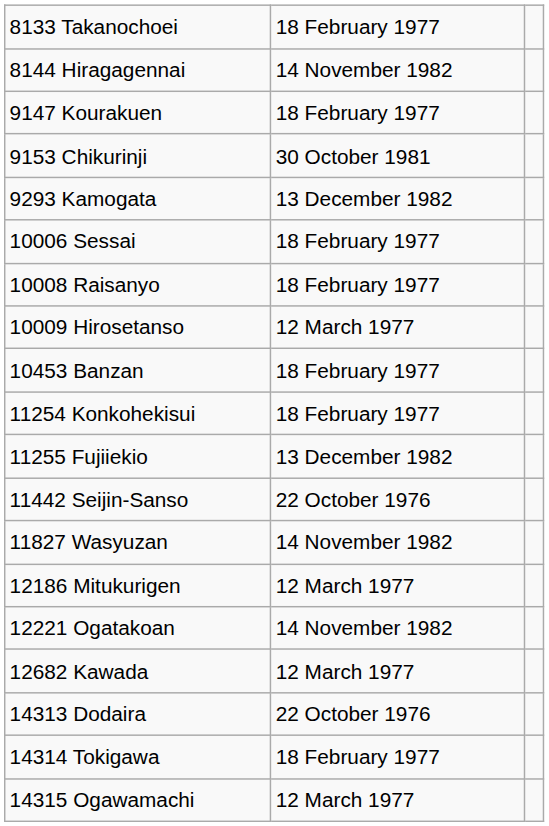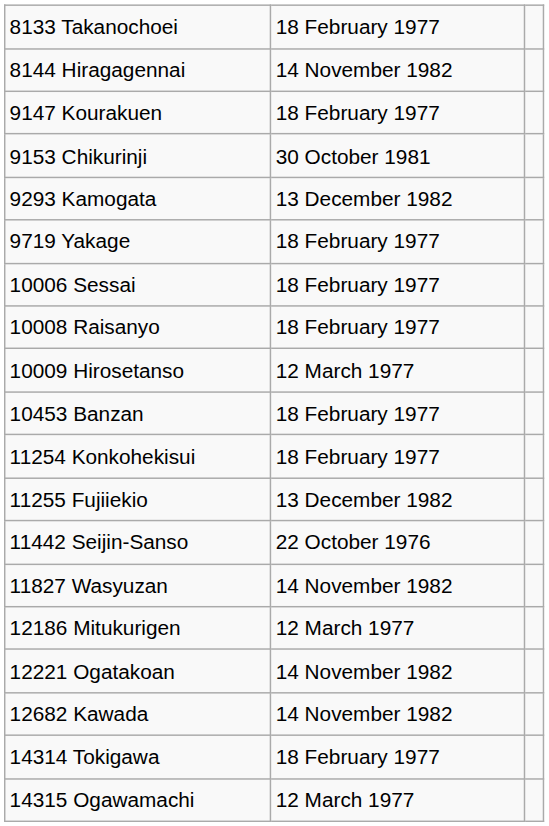+ row: (70, 242)
(345, 671) 12 March 1977 -> (364, 714) 14 November 1982
- row: (78, 714)
